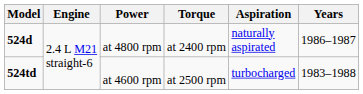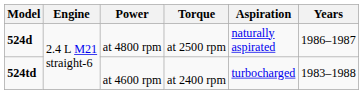(196, 47) at 2400 rpm -> (196, 47) at 2500 rpm
(196, 80) at 2500 rpm -> (196, 80) at 2400 rpm
